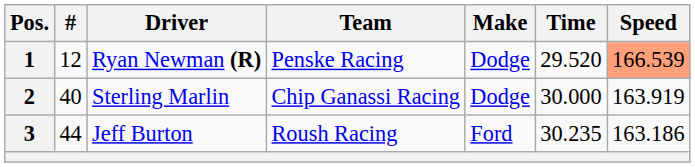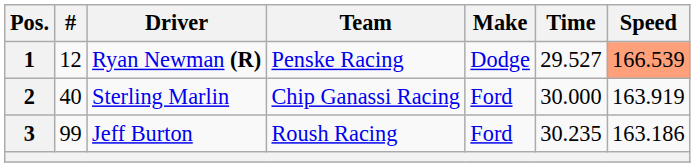(571, 59) 29.520 -> (571, 59) 29.527
(500, 96) Dodge -> (491, 96) Ford
(71, 133) 44 -> (71, 133) 99
